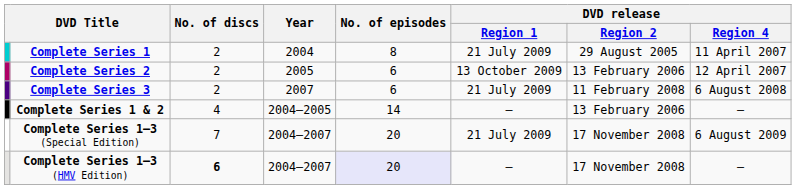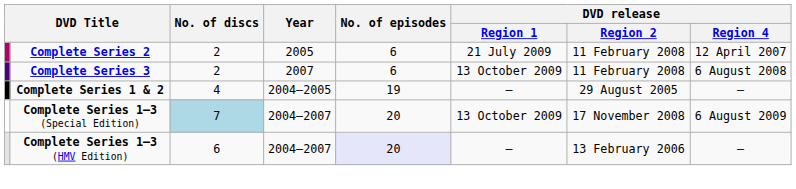- row: (90, 52)
(509, 71) 13 October 2009 -> (509, 52) 21 July 2009
(629, 71) 13 February 2006 -> (629, 52) 11 February 2008
(509, 90) 21 July 2009 -> (509, 71) 13 October 2009
(393, 109) 14 -> (393, 90) 19
(629, 109) 13 February 2006 -> (629, 90) 29 August 2005
(217, 135) no background -> (217, 116) lightblue background
(509, 135) 21 July 2009 -> (509, 116) 13 October 2009
(217, 168) bold -> (217, 149) normal
(629, 168) 17 November 2008 -> (629, 149) 13 February 2006
